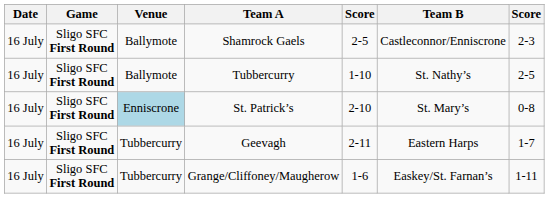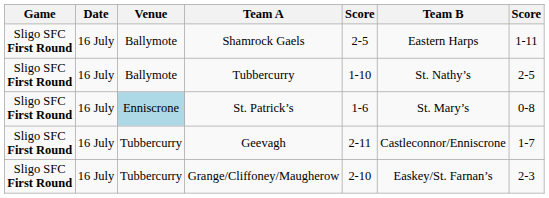columns swapped: (82, 14) <-> (25, 14)
(443, 41) Castleconnor/Enniscrone -> (443, 41) Eastern Harps
(526, 41) 2-3 -> (526, 41) 1-11
(360, 108) 2-10 -> (360, 108) 1-6
(443, 142) Eastern Harps -> (443, 142) Castleconnor/Enniscrone
(360, 176) 1-6 -> (360, 176) 2-10
(526, 176) 1-11 -> (526, 176) 2-3
